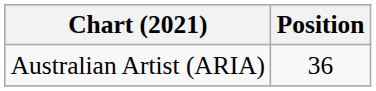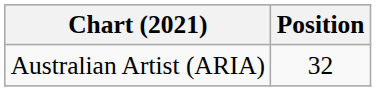(321, 65) 36 -> (321, 65) 32
